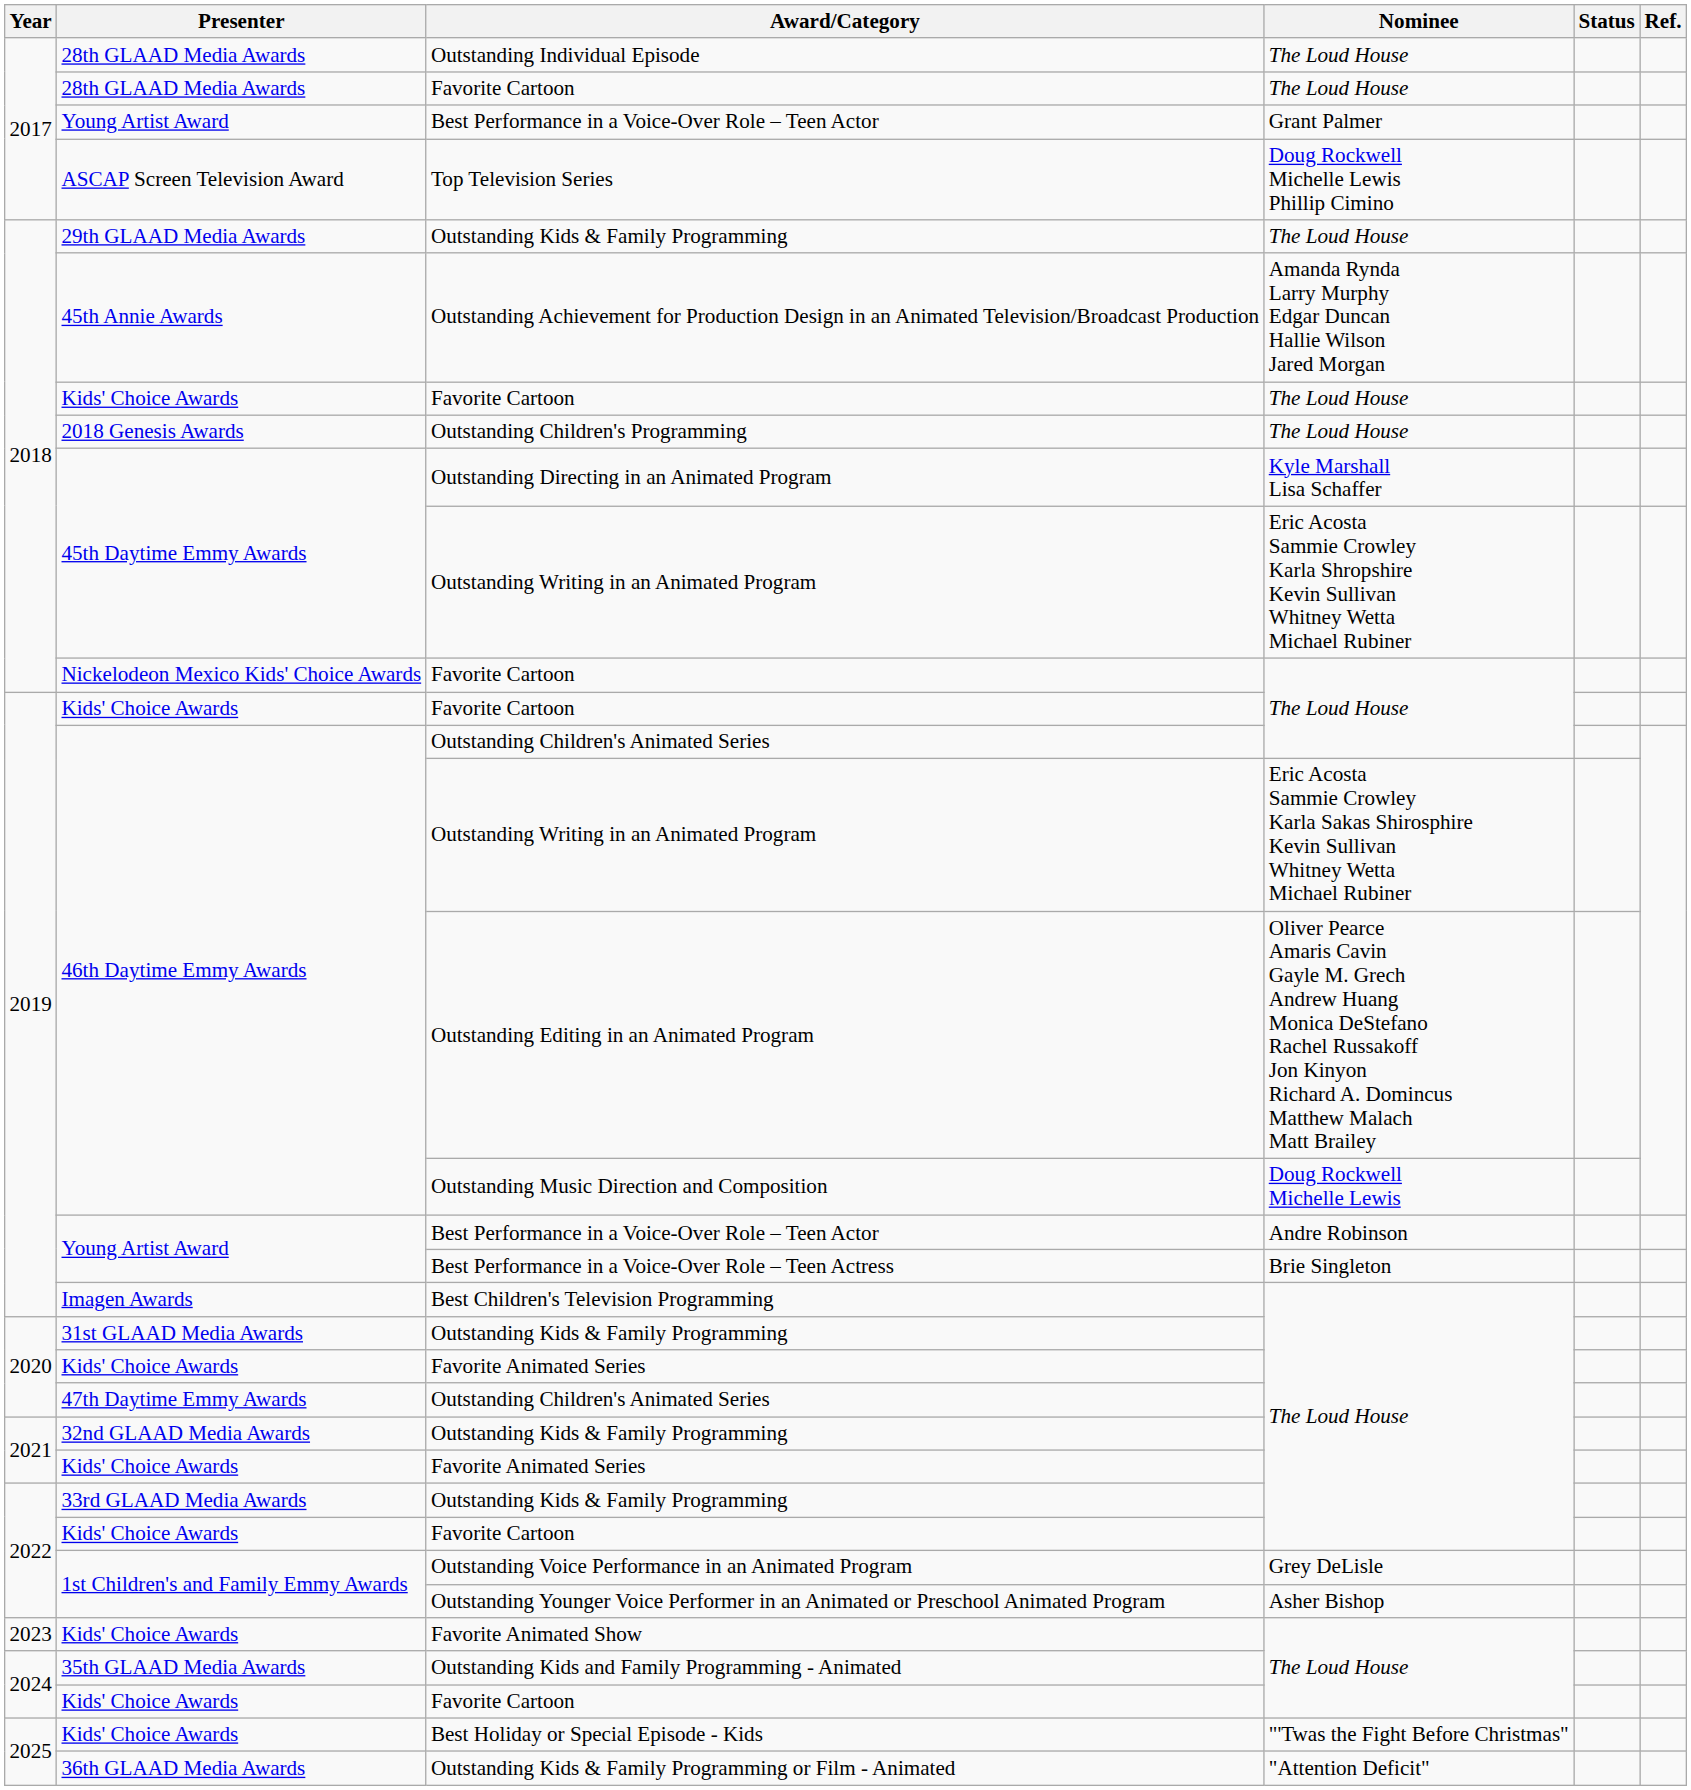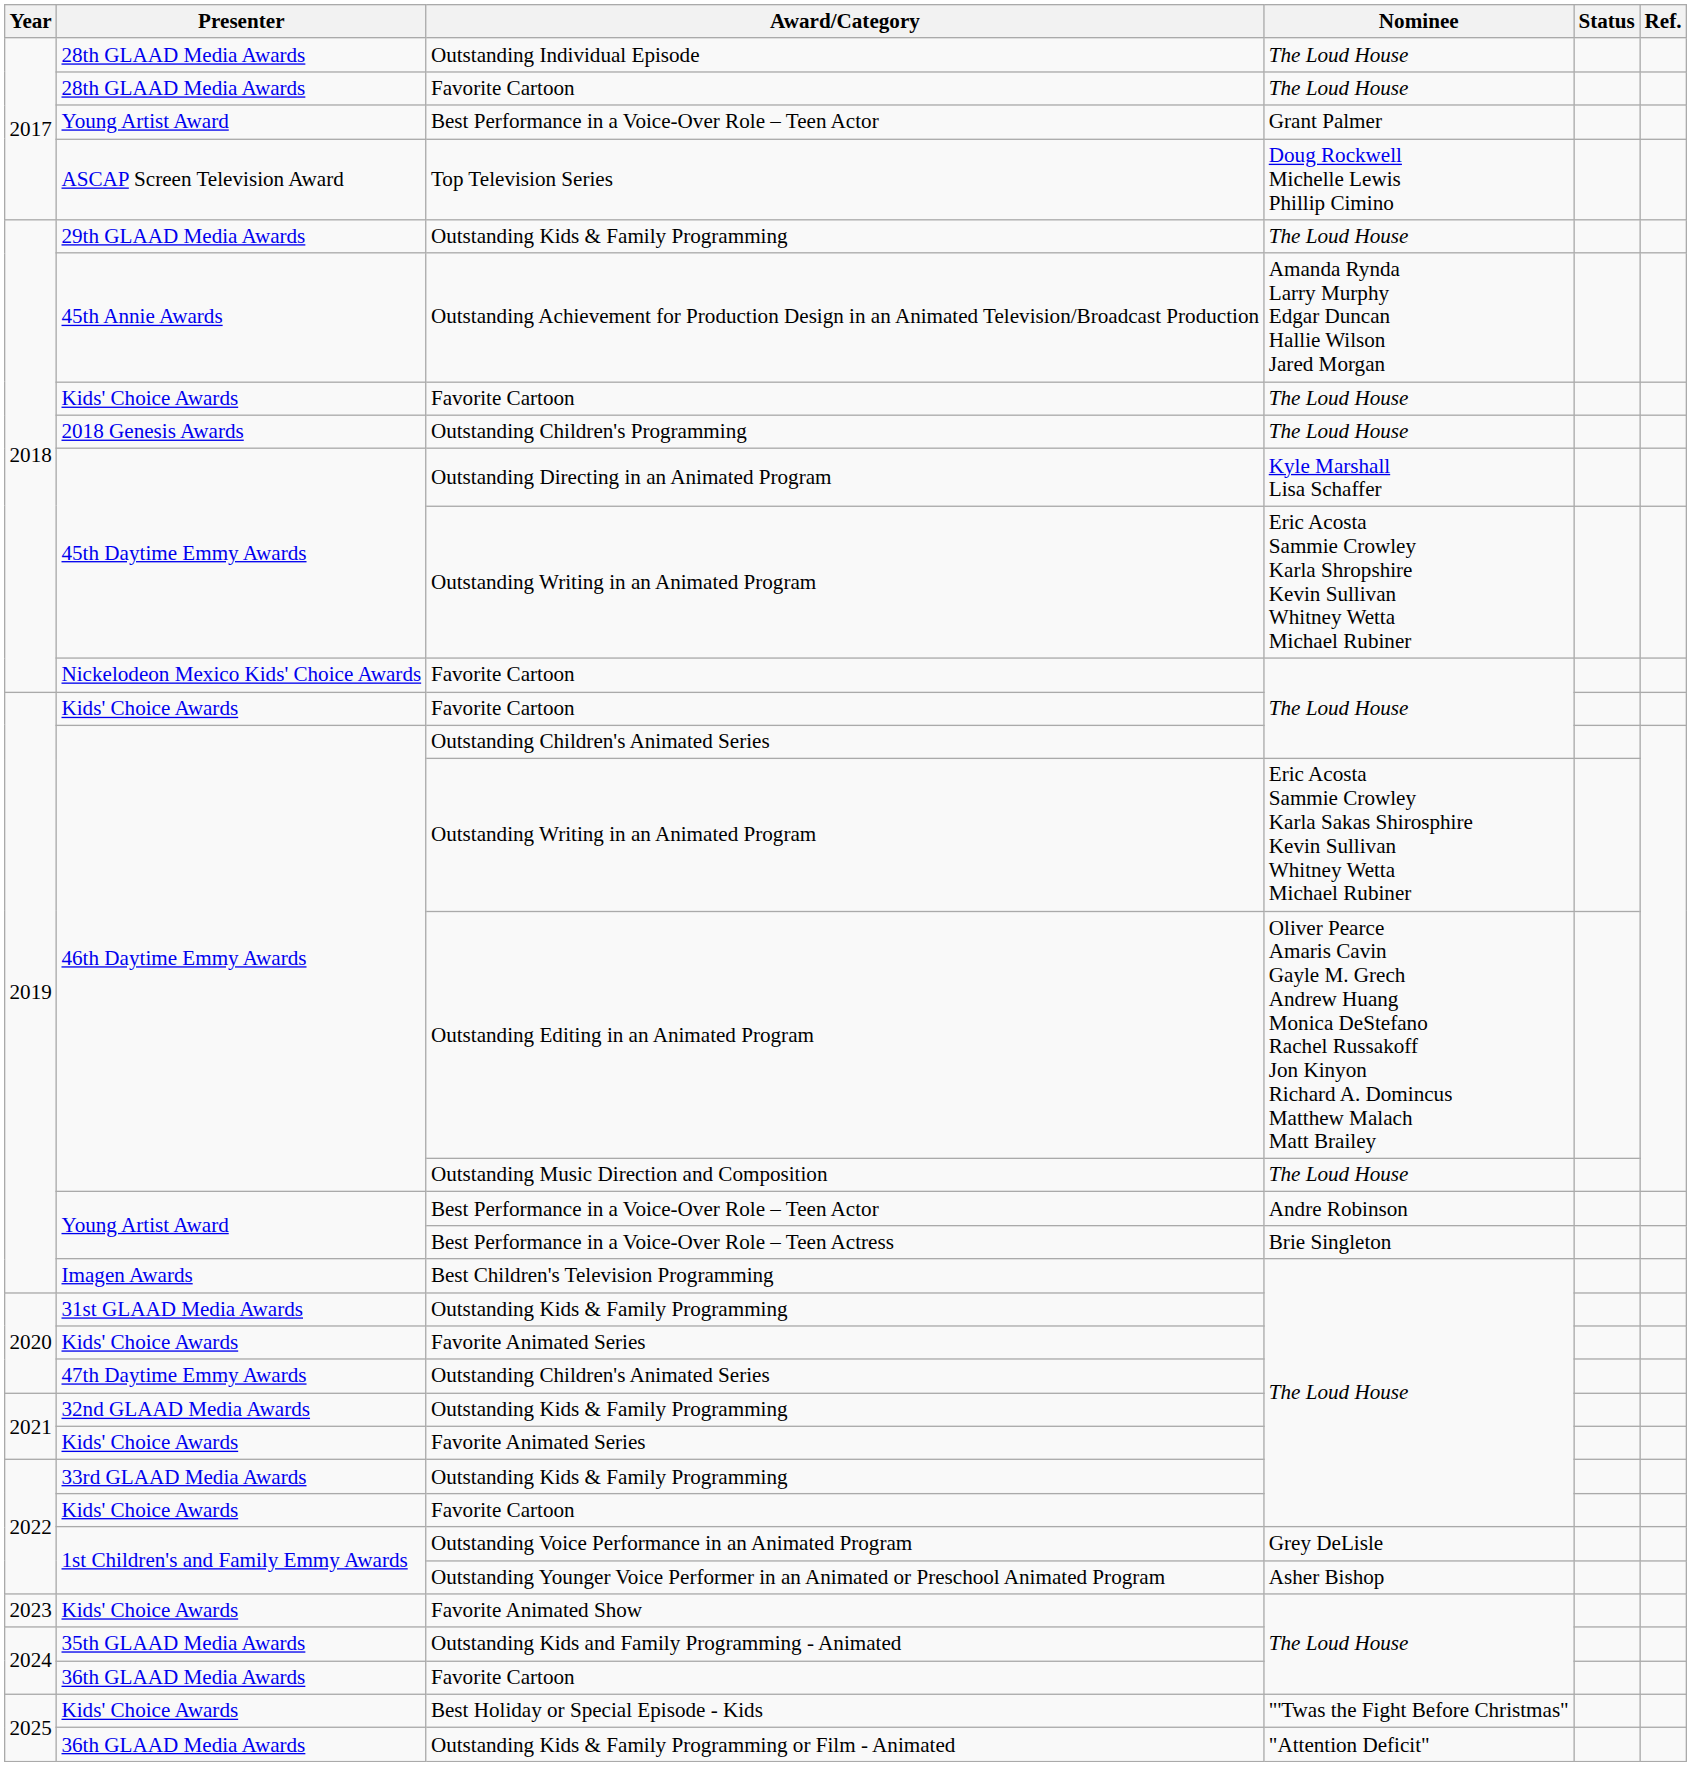(1335, 1186) Doug Rockwell Michelle Lewis -> (1339, 1174) The Loud House
(150, 1701) Kids' Choice Awards -> (183, 1677) 36th GLAAD Media Awards
